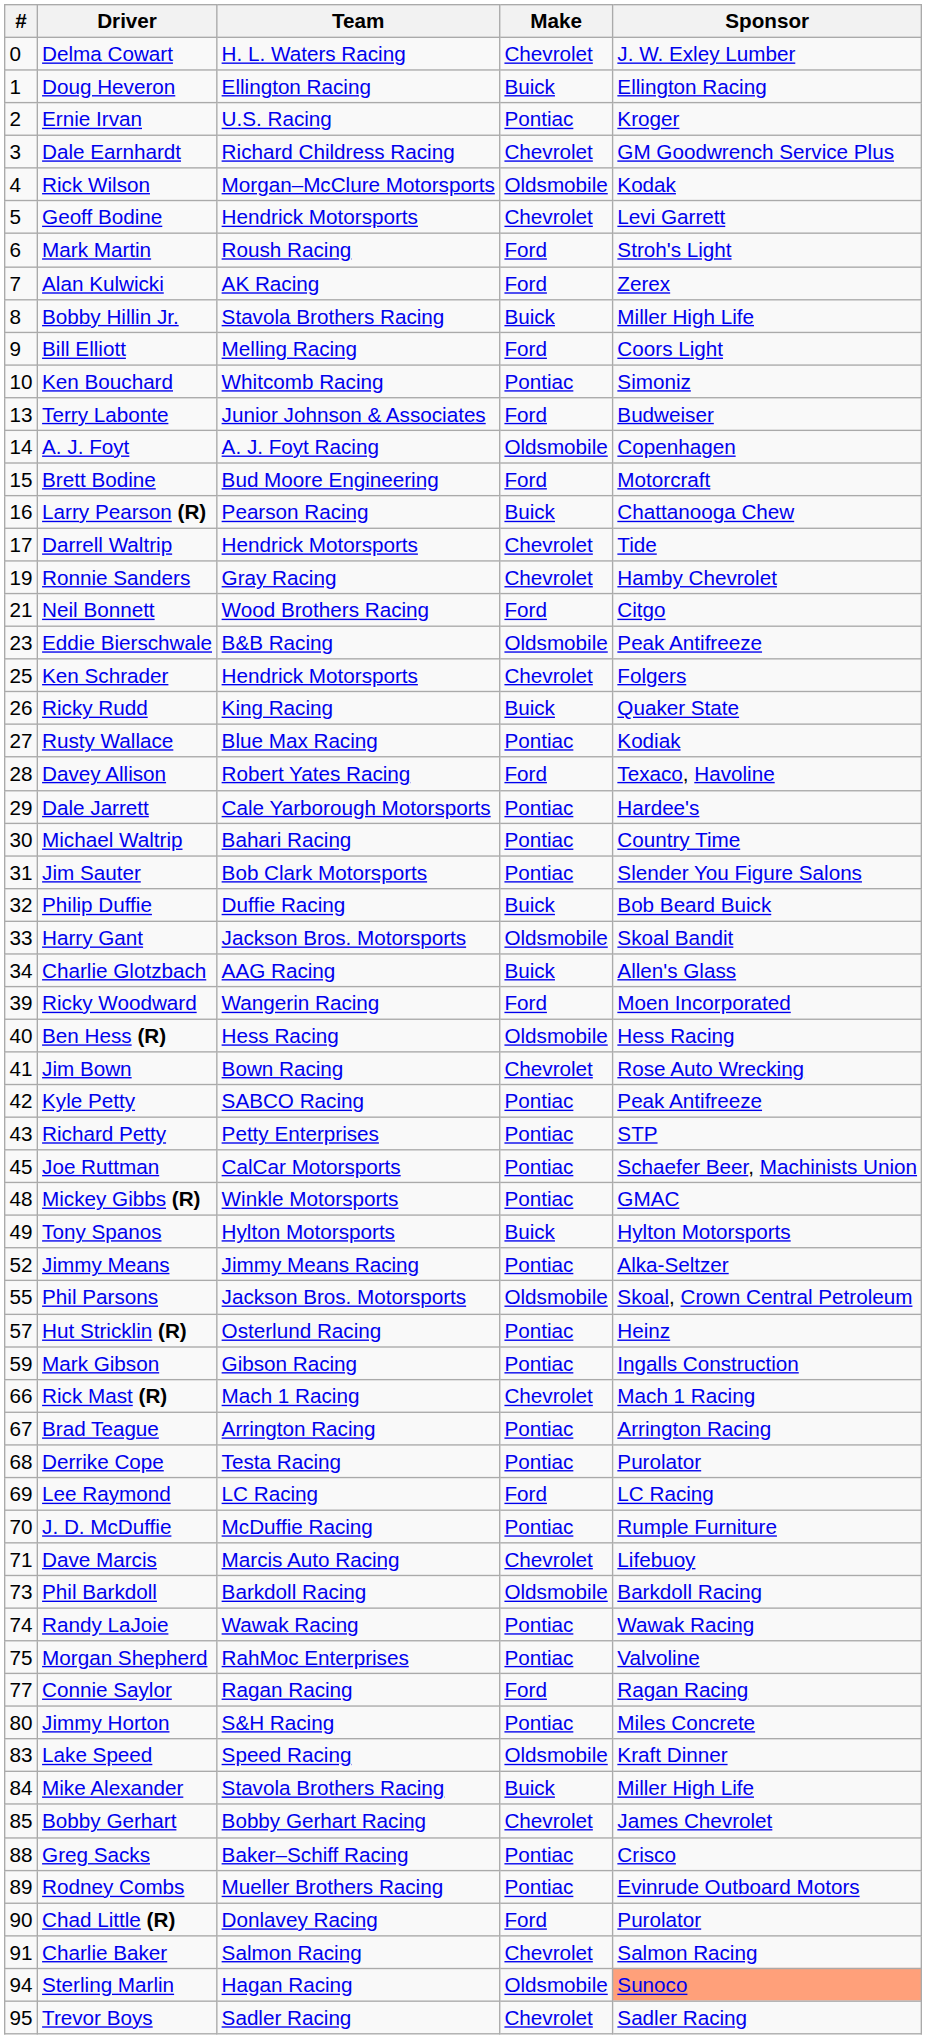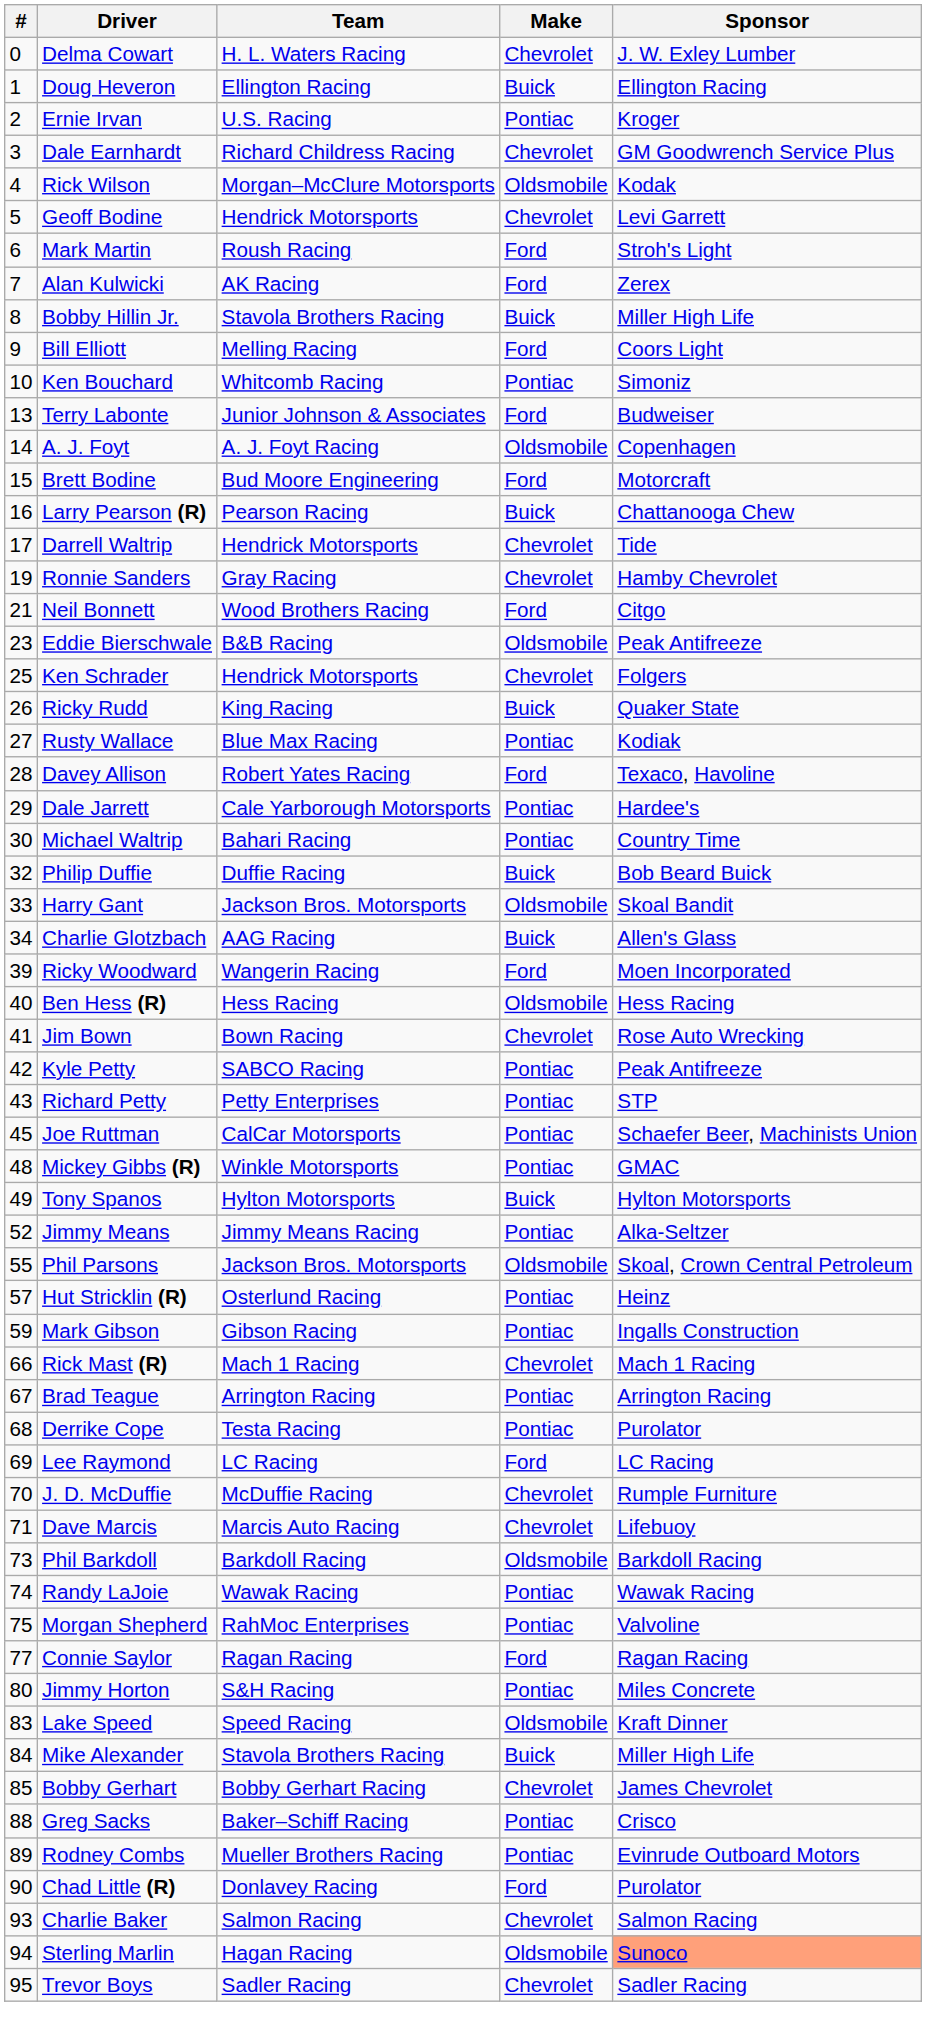- row: (91, 872)
(539, 1527) Pontiac -> (549, 1494) Chevrolet
(21, 1952) 91 -> (21, 1919) 93
